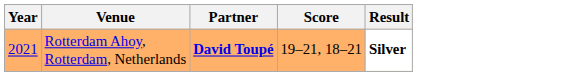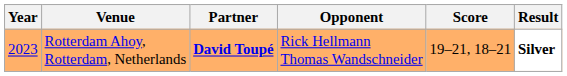+ column: (352, 17)
(23, 50) 2021 -> (23, 50) 2023
